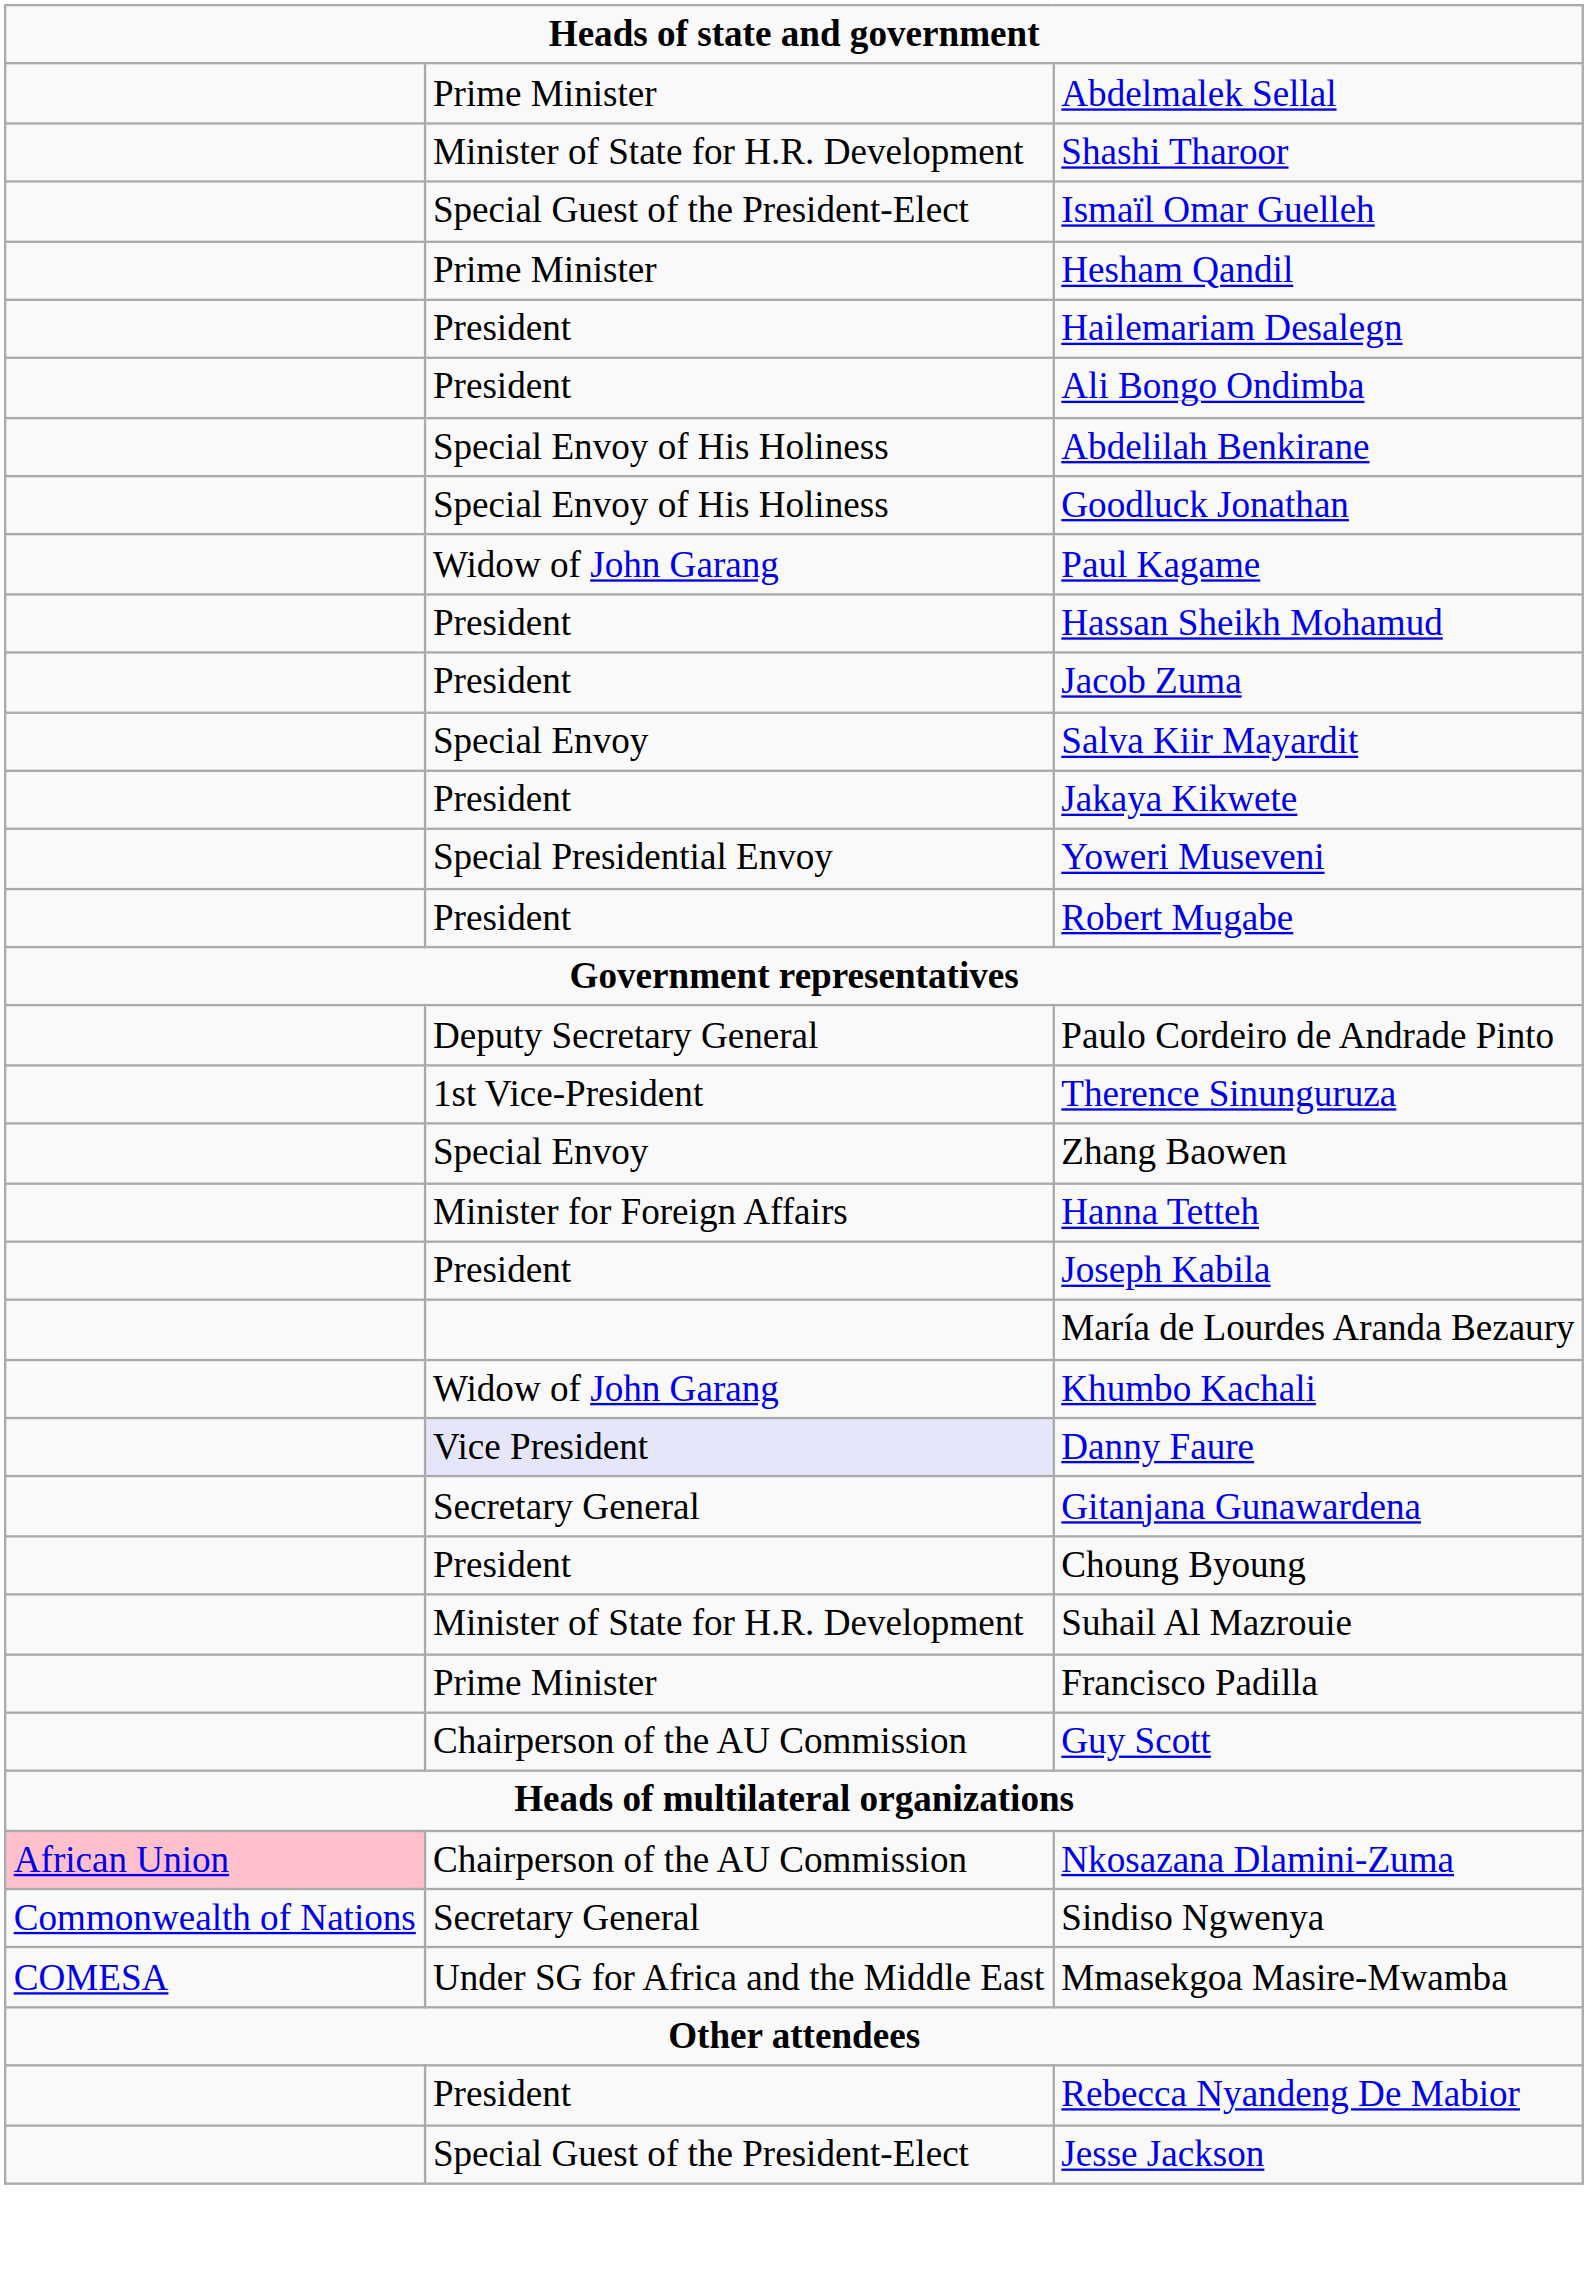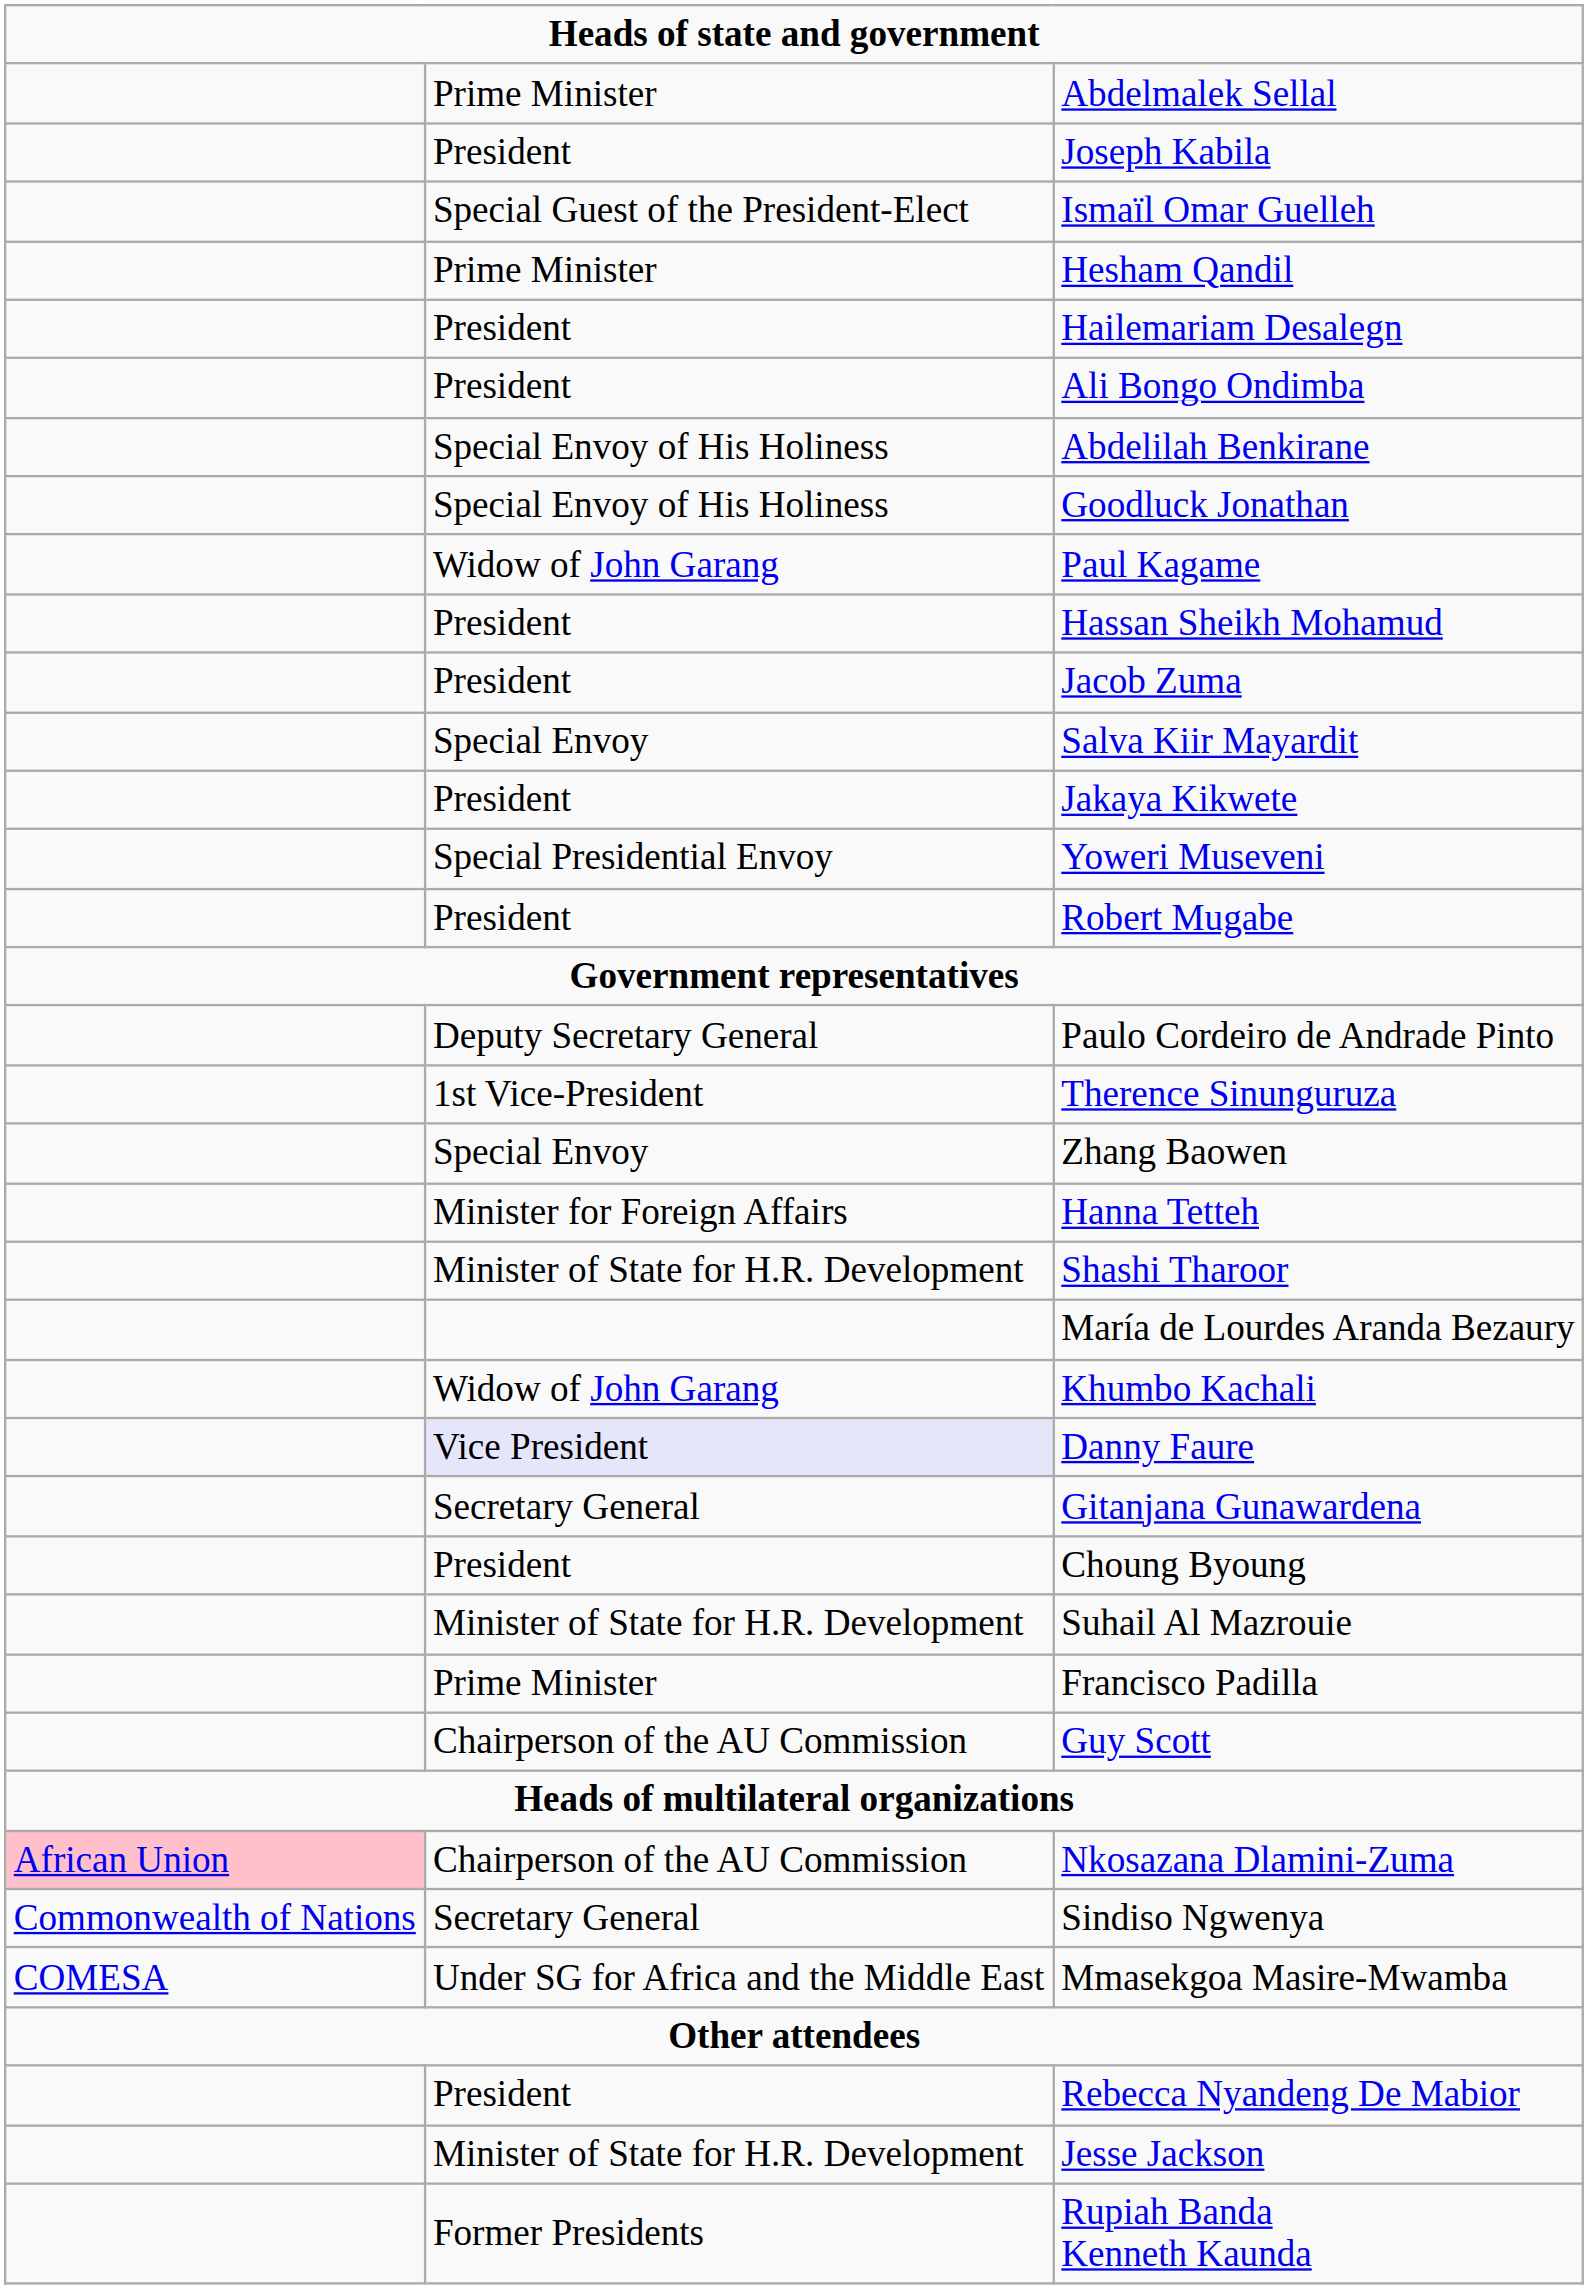rows swapped: (1166, 1270) <-> (1175, 151)
(701, 2153) Special Guest of the President-Elect -> (728, 2153) Minister of State for H.R. Development
+ row: (1187, 2233)
